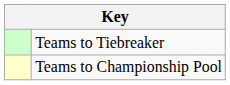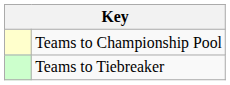rows swapped: (129, 67) <-> (100, 42)
